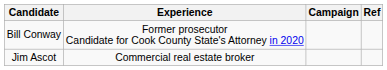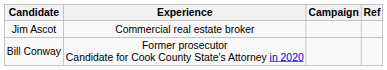rows swapped: (34, 57) <-> (34, 35)
